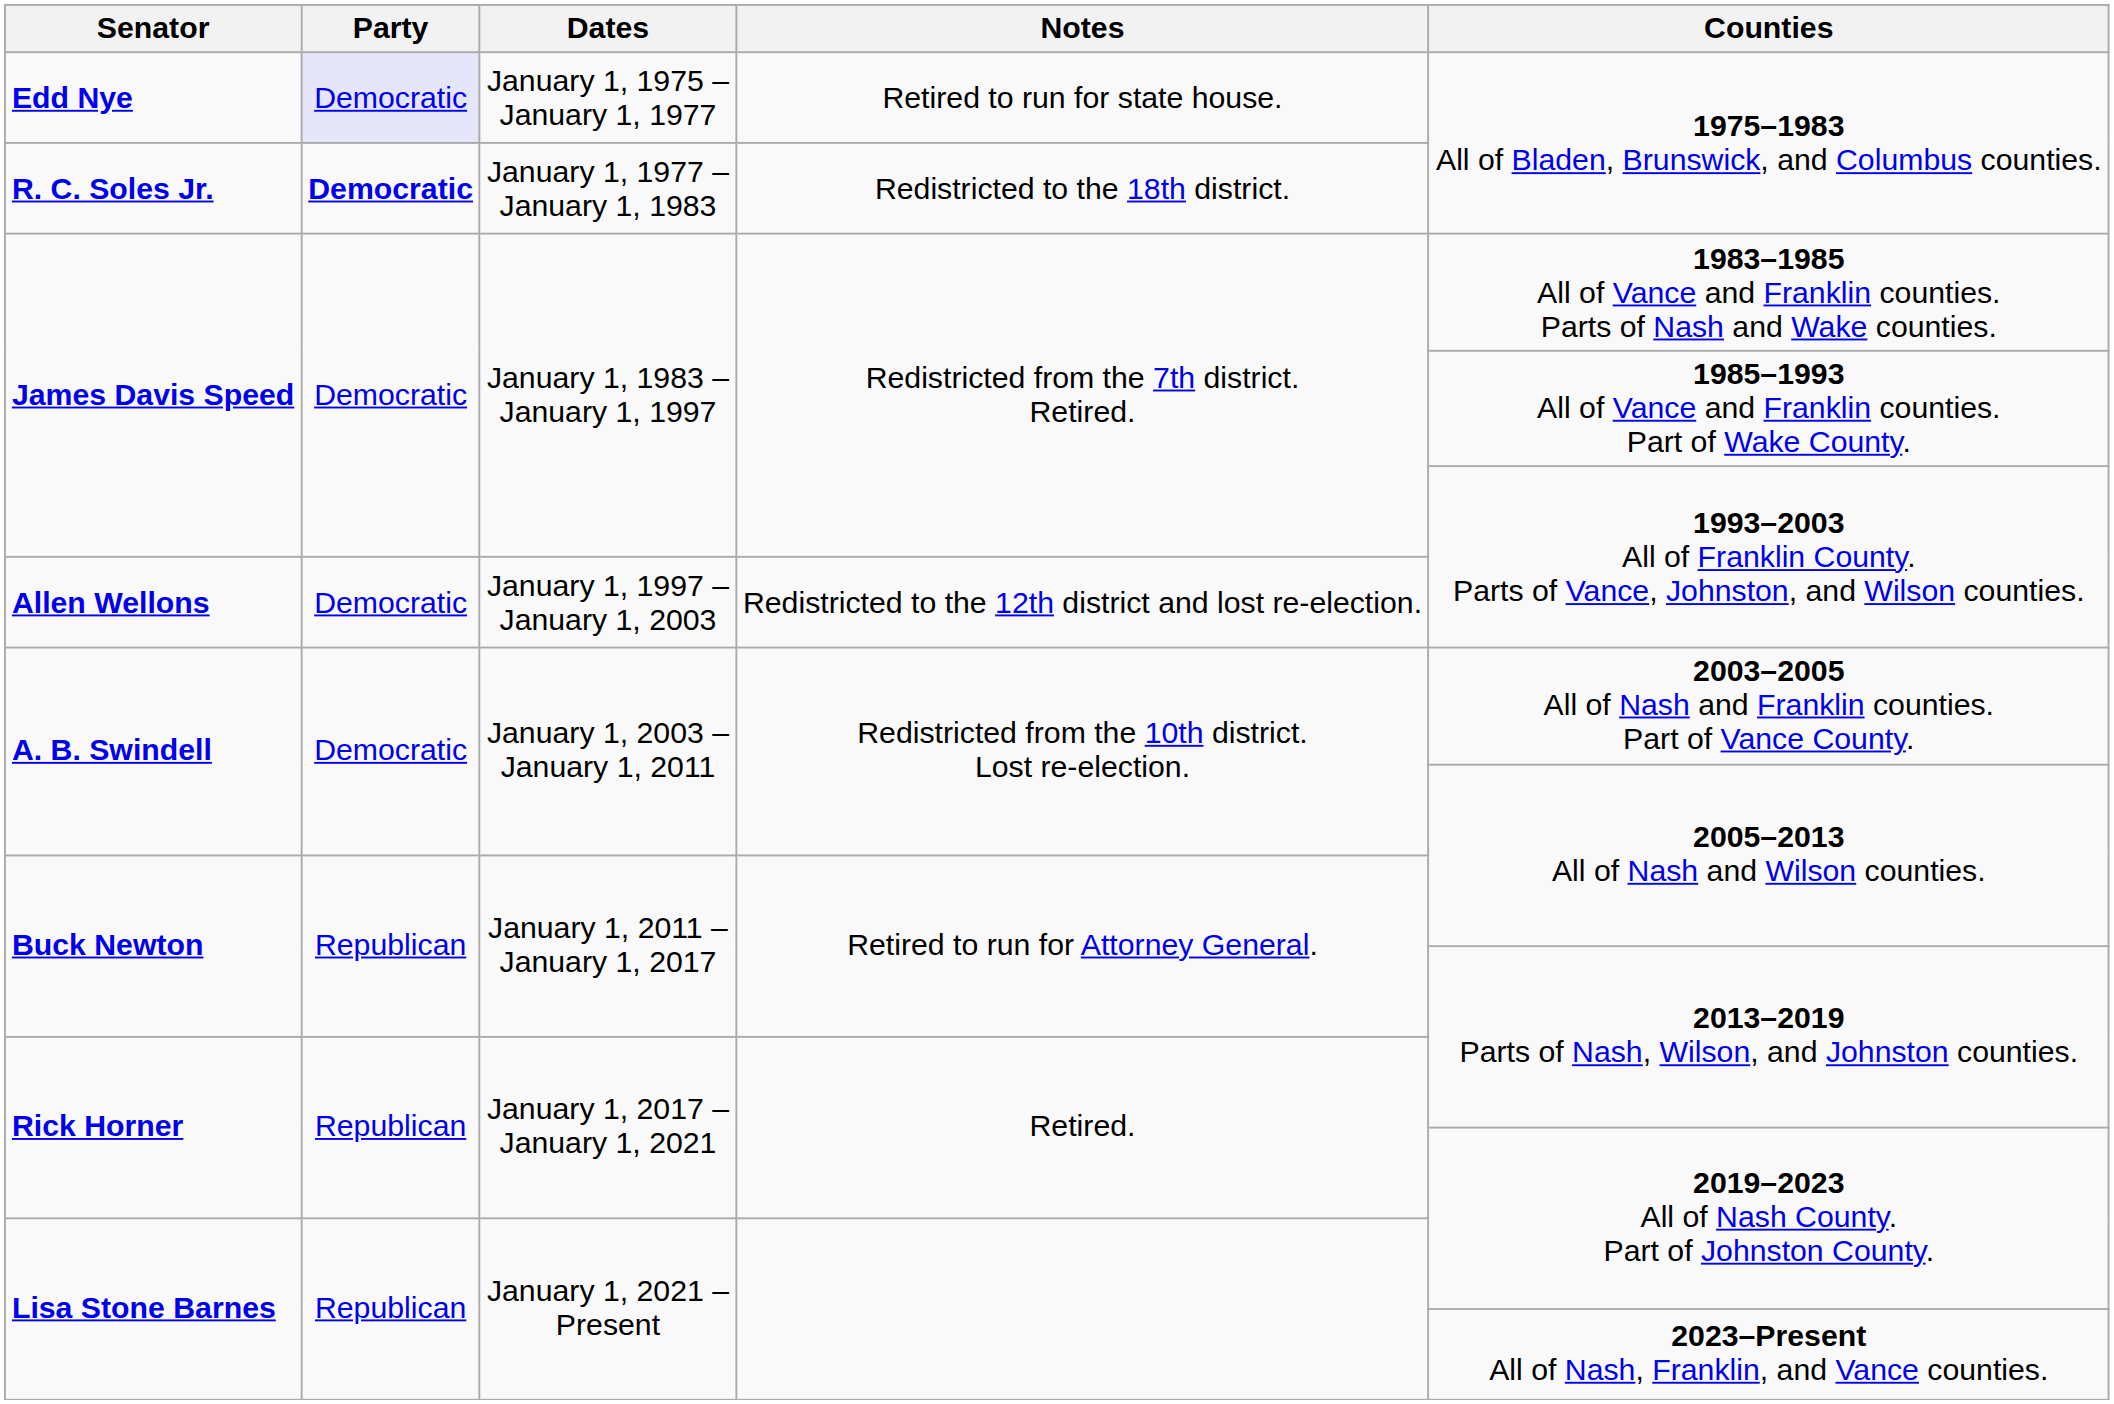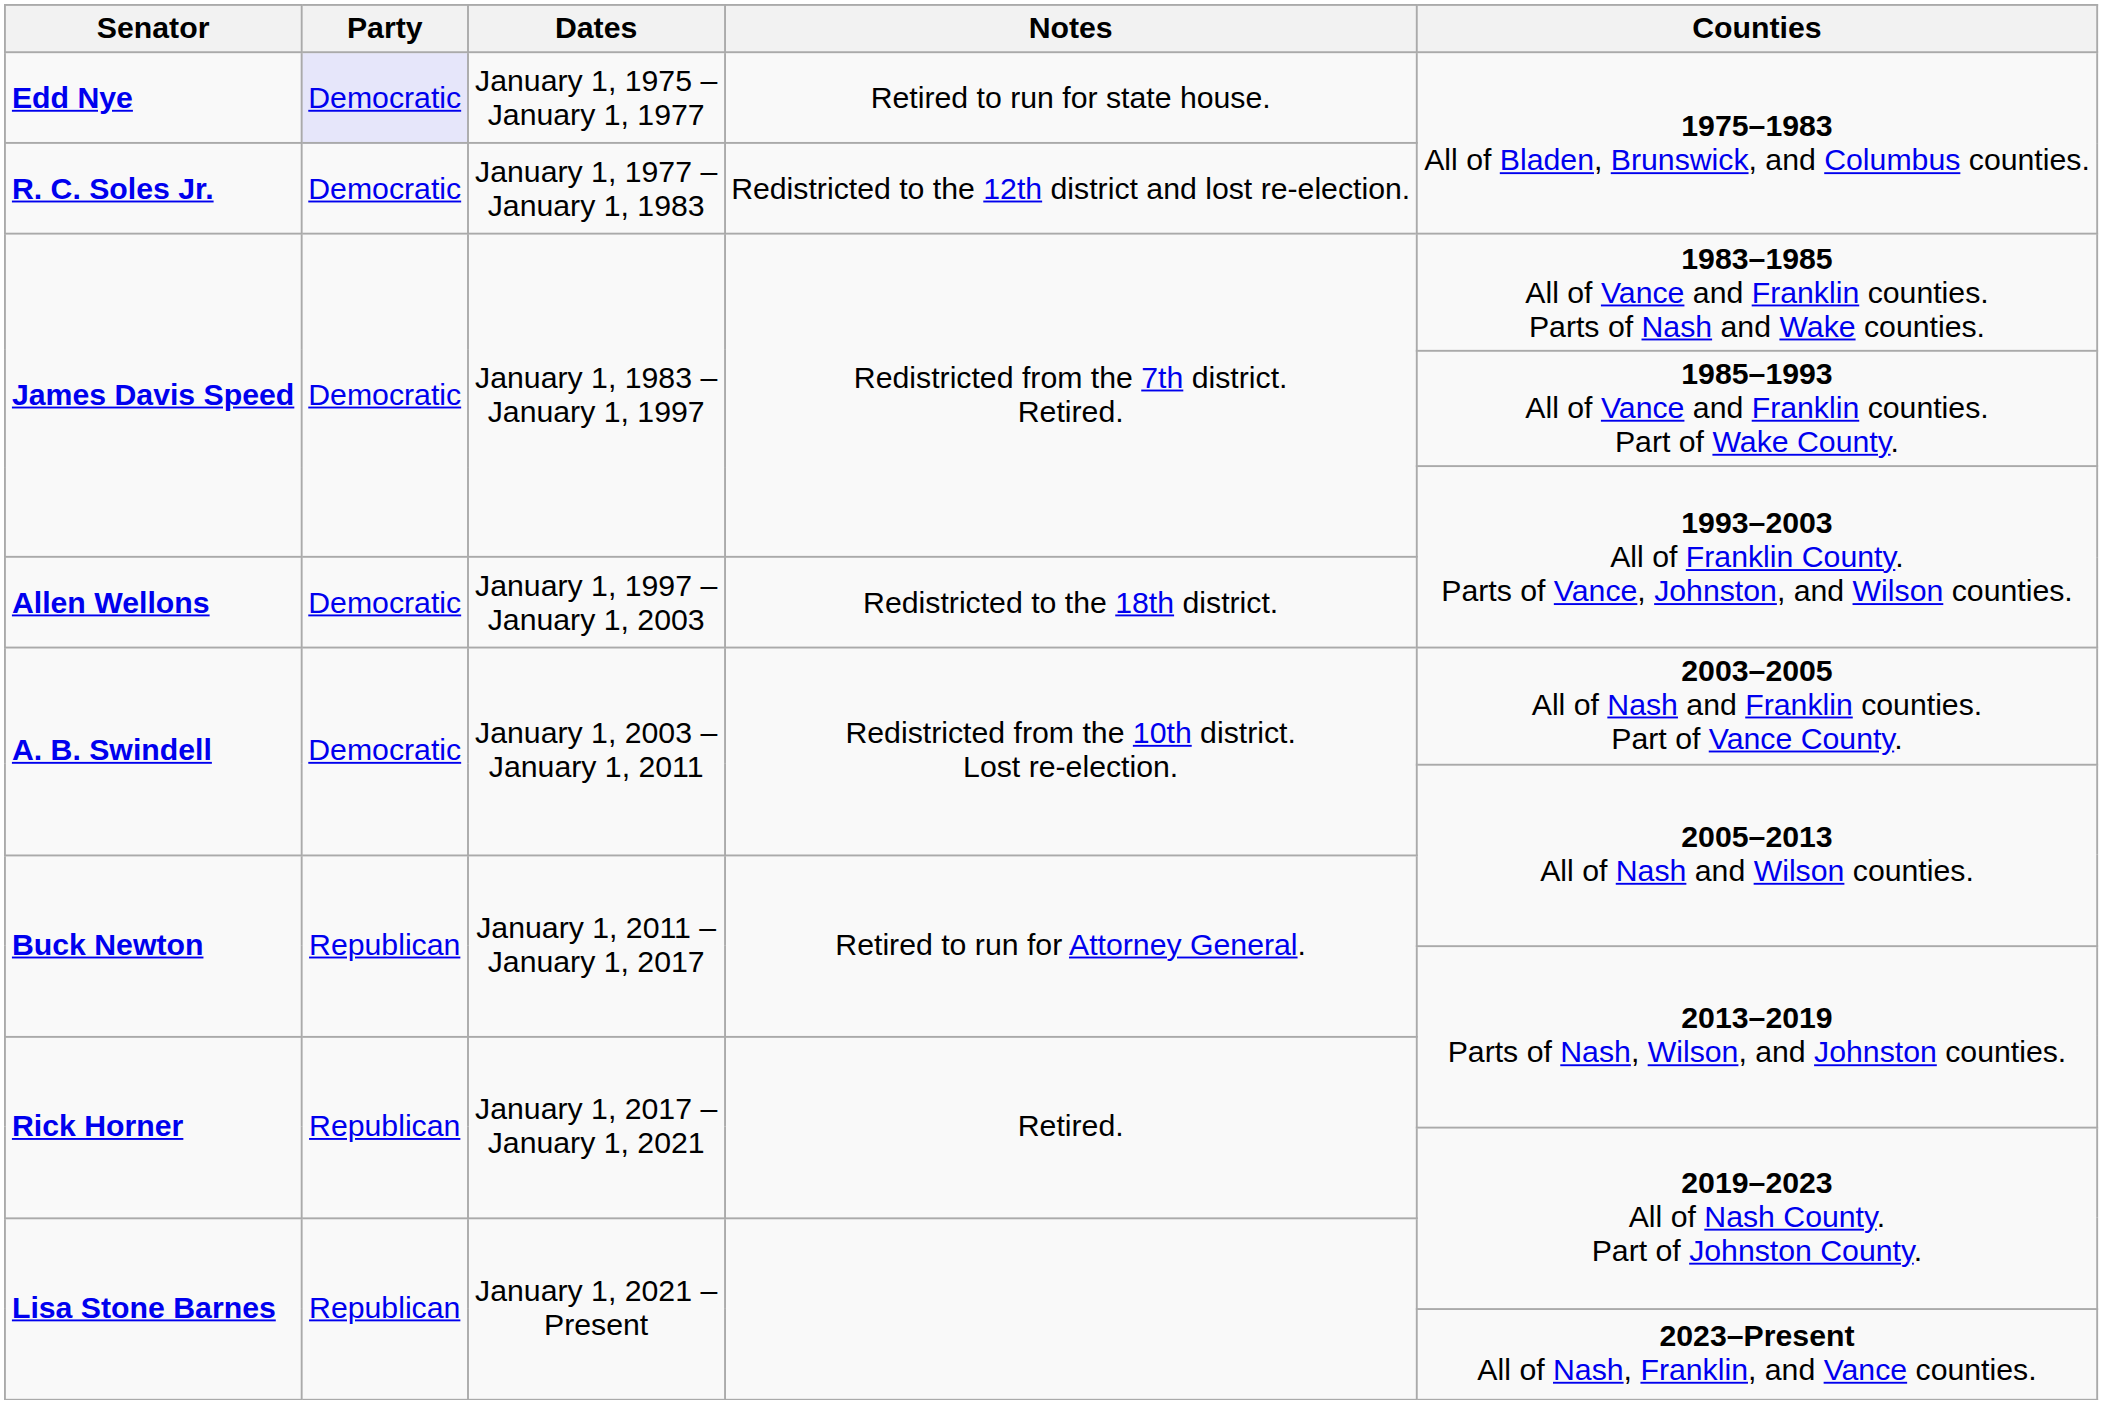(391, 188) bold -> (385, 188) normal
(1082, 188) Redistricted to the 18th district. -> (1071, 188) Redistricted to the 12th district and lost re-election.
(1082, 601) Redistricted to the 12th district and lost re-election. -> (1071, 601) Redistricted to the 18th district.
